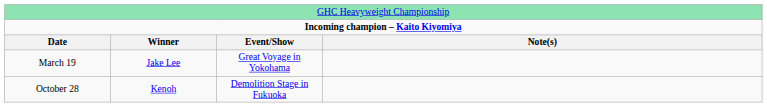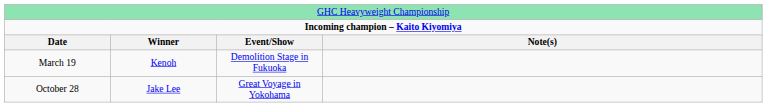(163, 63) Jake Lee -> (163, 63) Kenoh
(270, 63) Great Voyage in Yokohama -> (270, 63) Demolition Stage in Fukuoka
(163, 89) Kenoh -> (163, 89) Jake Lee
(270, 89) Demolition Stage in Fukuoka -> (270, 89) Great Voyage in Yokohama
